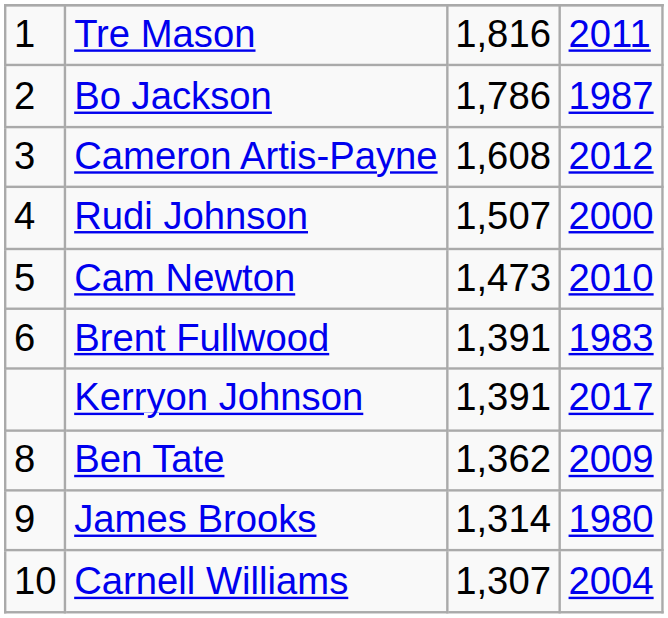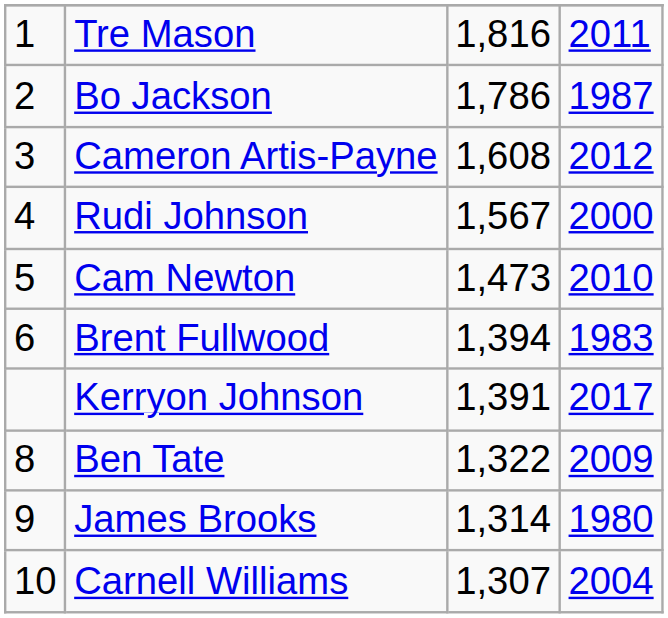(503, 216) 1,507 -> (503, 216) 1,567
(503, 338) 1,391 -> (503, 338) 1,394
(503, 459) 1,362 -> (503, 459) 1,322
